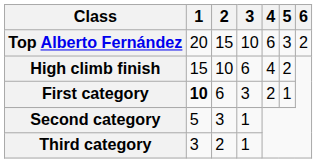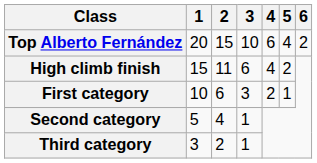(287, 42) 3 -> (287, 42) 4
(224, 68) 10 -> (224, 68) 11
(199, 94) bold -> (199, 94) normal
(220, 119) 3 -> (220, 119) 4
